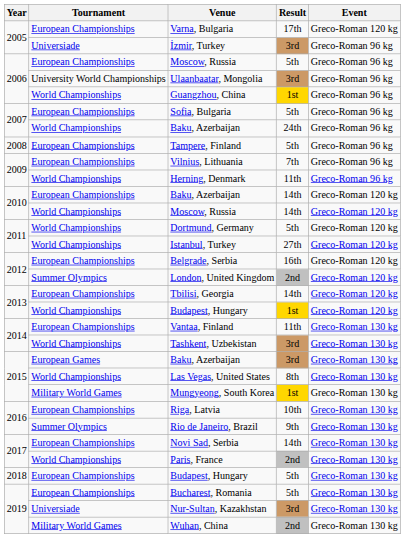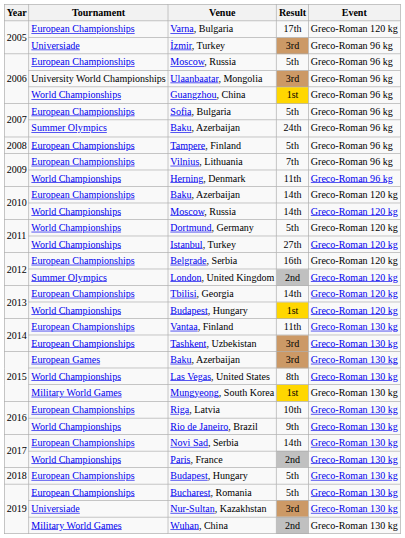(76, 128) World Championships -> (69, 128) Summer Olympics
(76, 343) World Championships -> (83, 343) European Championships
(69, 426) Summer Olympics -> (76, 426) World Championships
